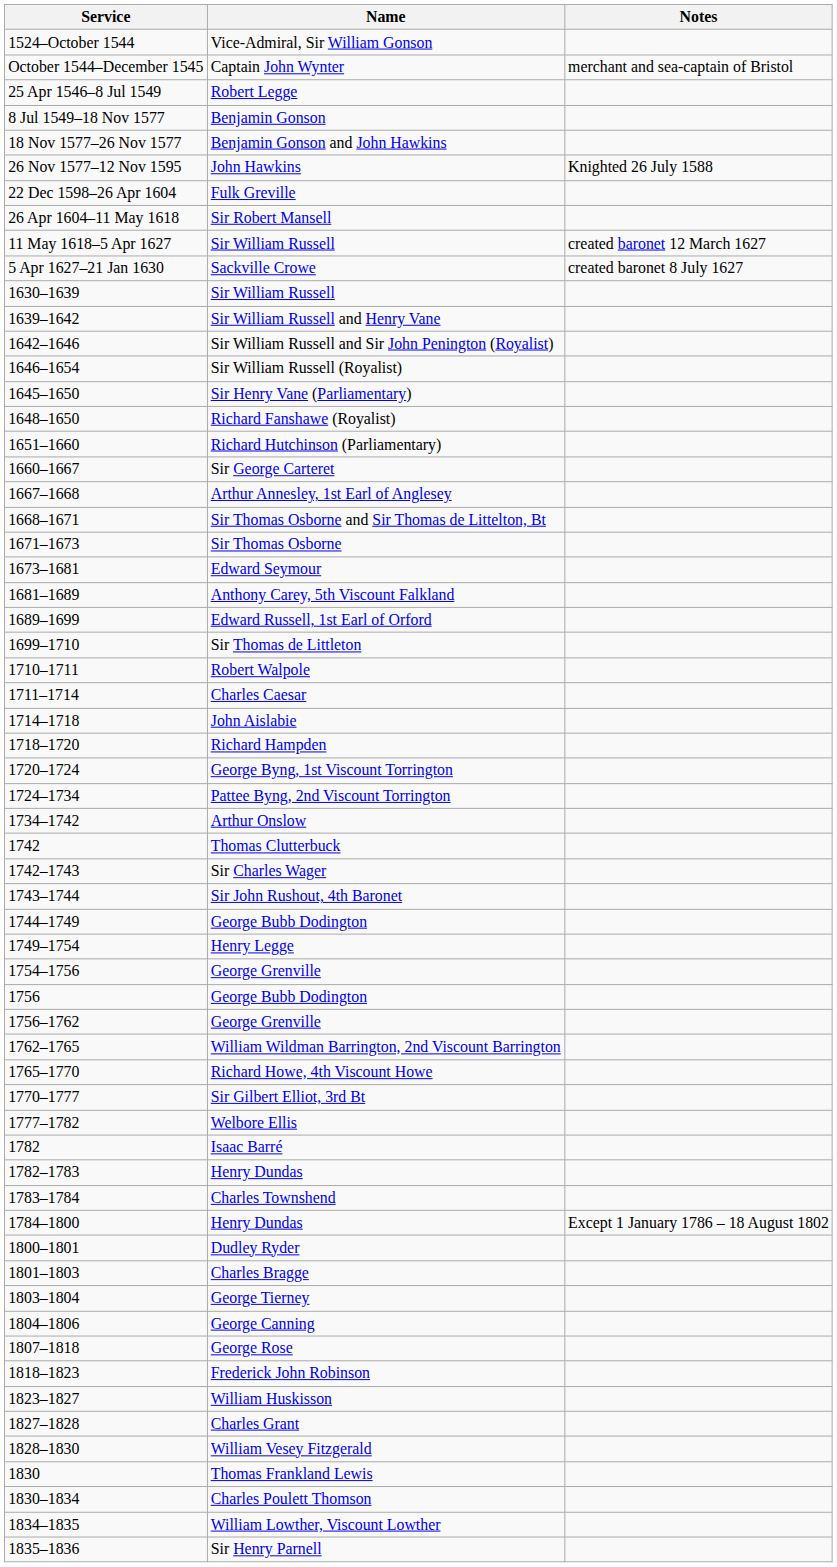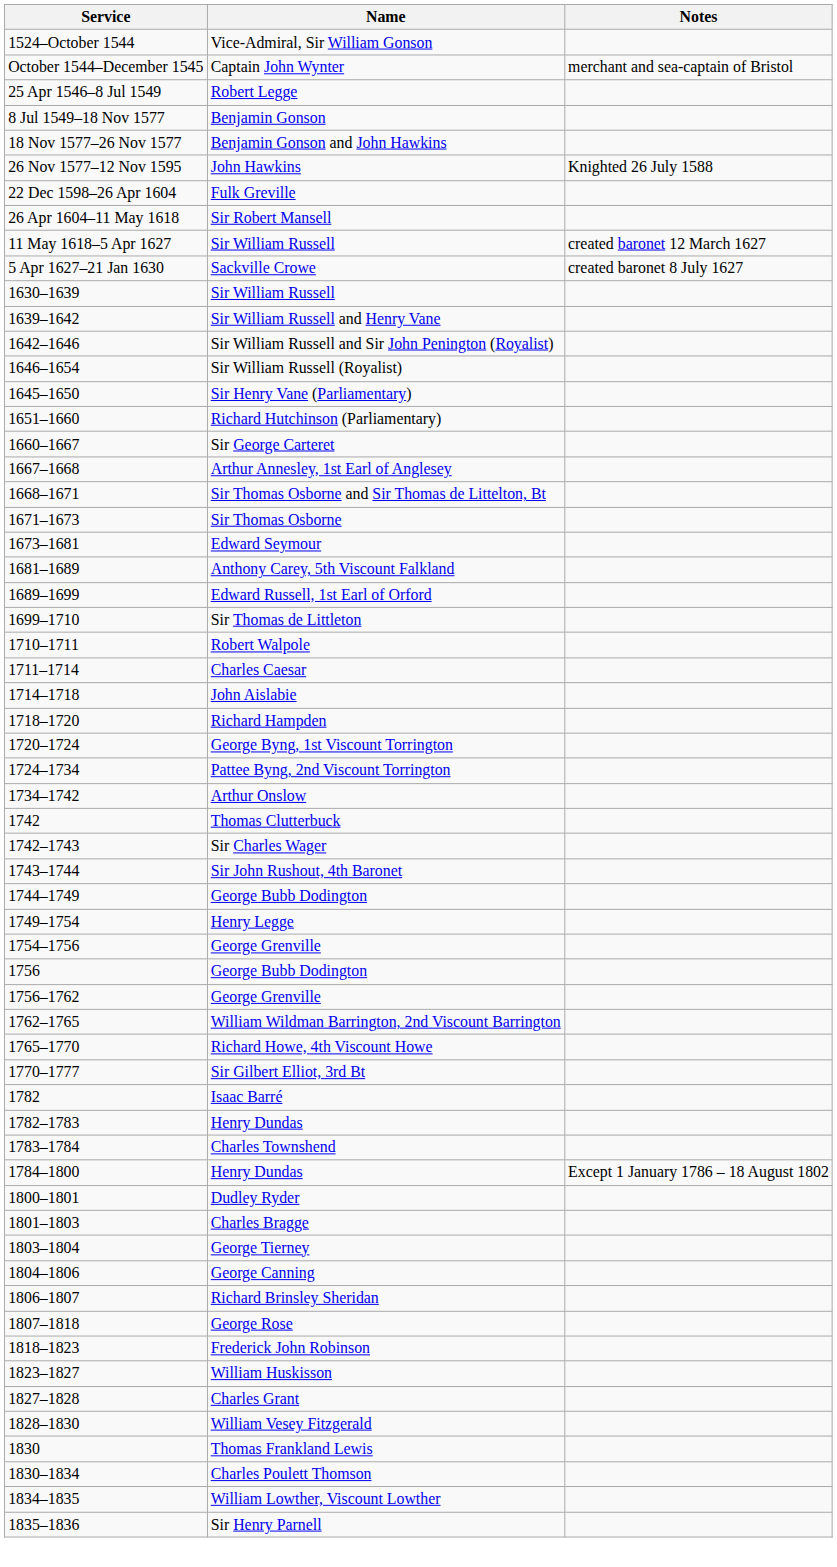- row: (44, 419)
- row: (44, 1122)
+ row: (44, 1298)
